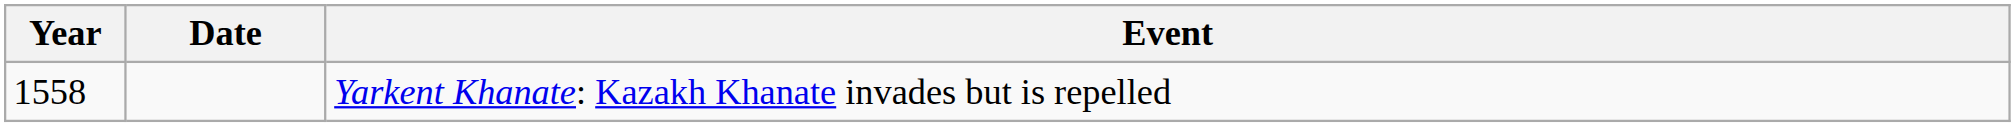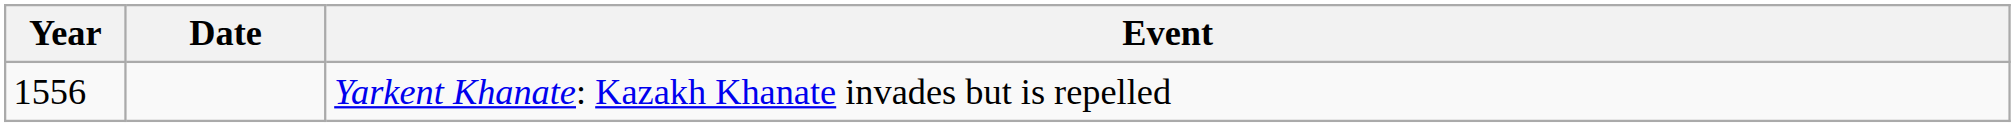(50, 90) 1558 -> (50, 90) 1556
